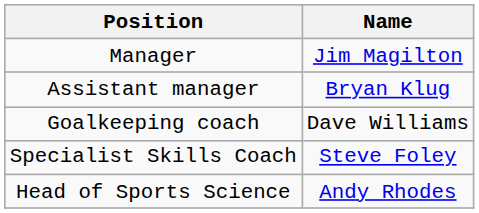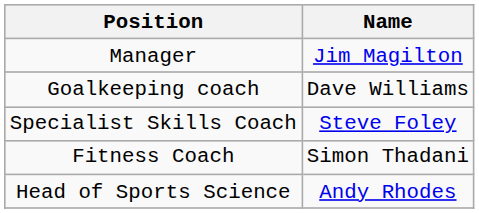- row: (153, 90)
+ row: (153, 157)
